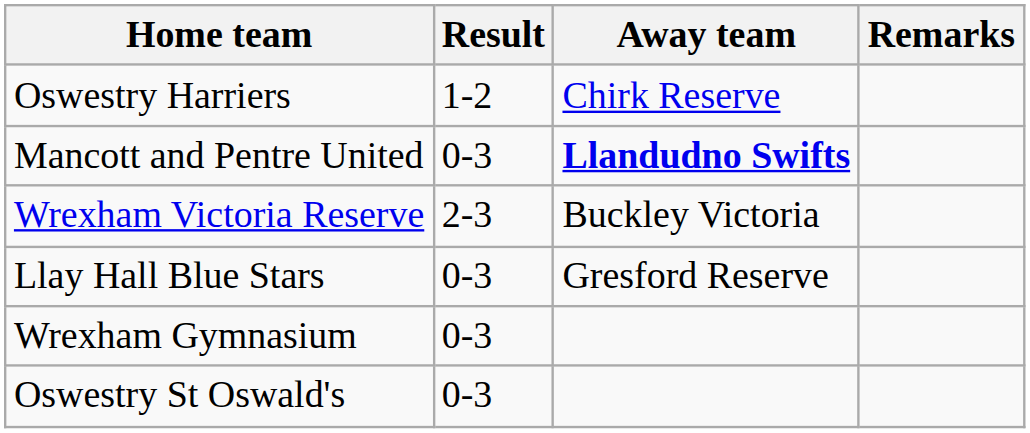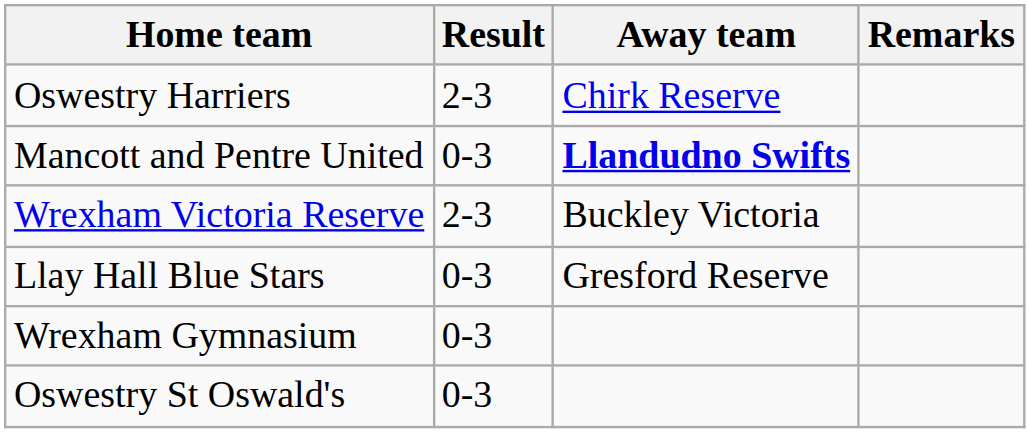(467, 94) 1-2 -> (467, 94) 2-3
